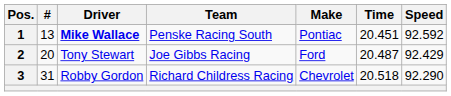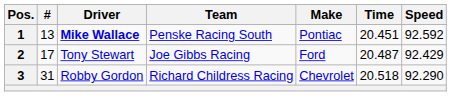(47, 55) 20 -> (47, 55) 17
